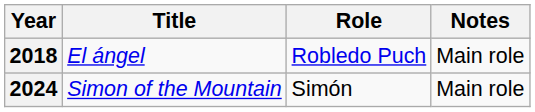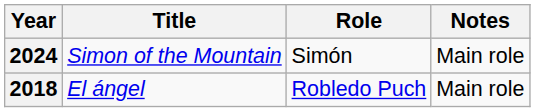rows swapped: (33, 55) <-> (33, 89)
